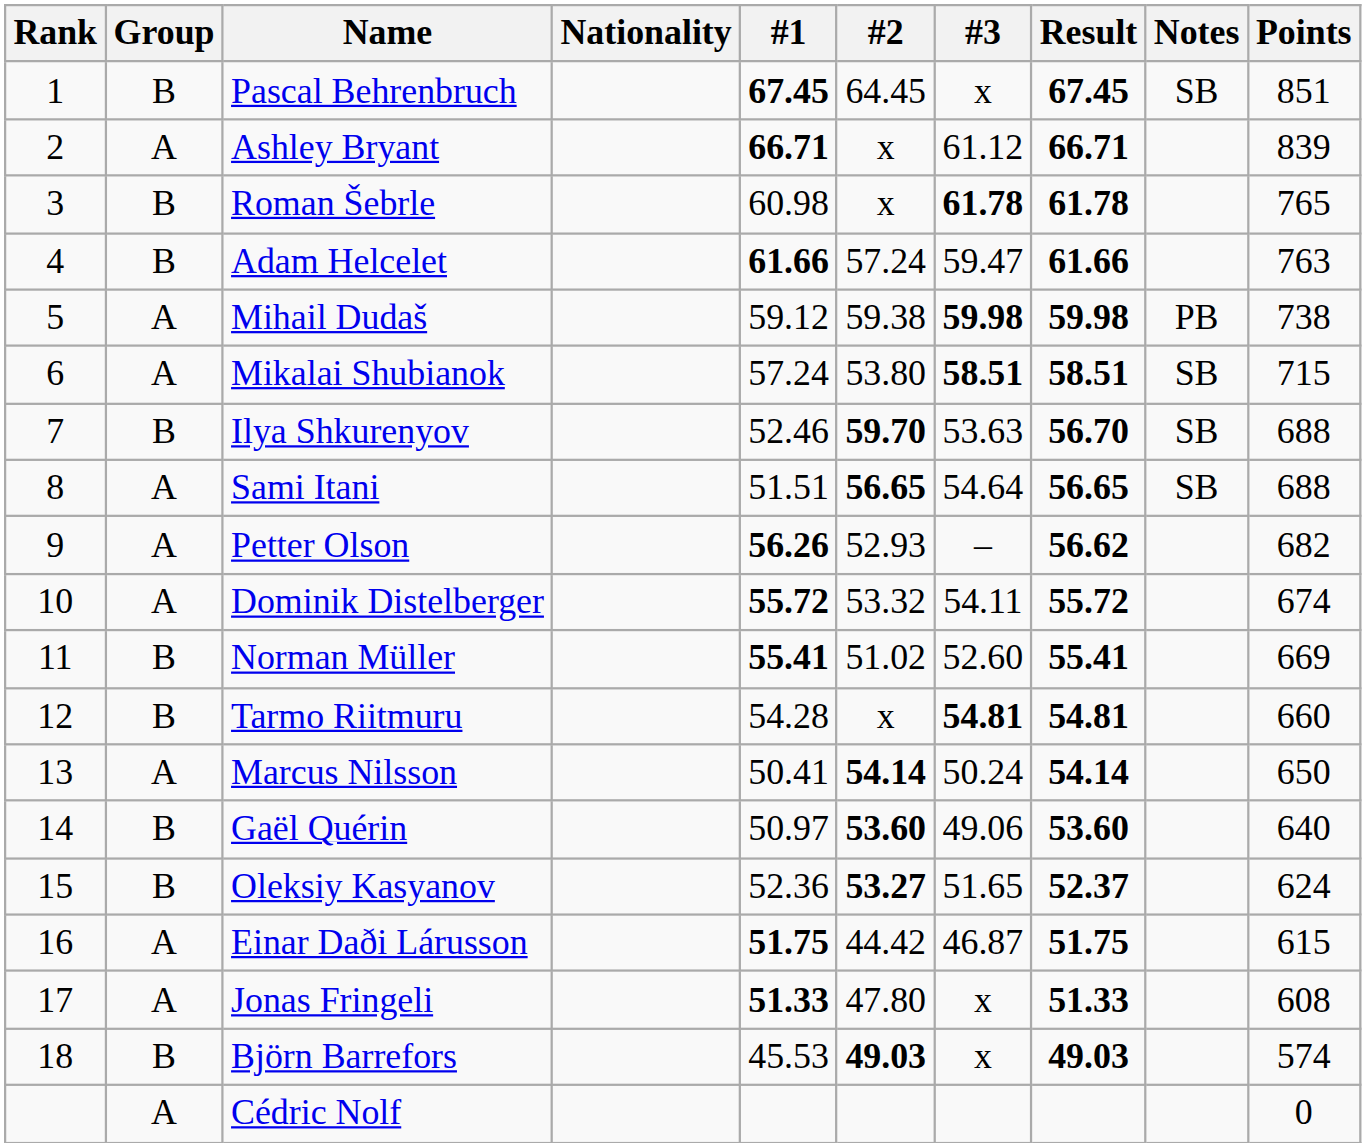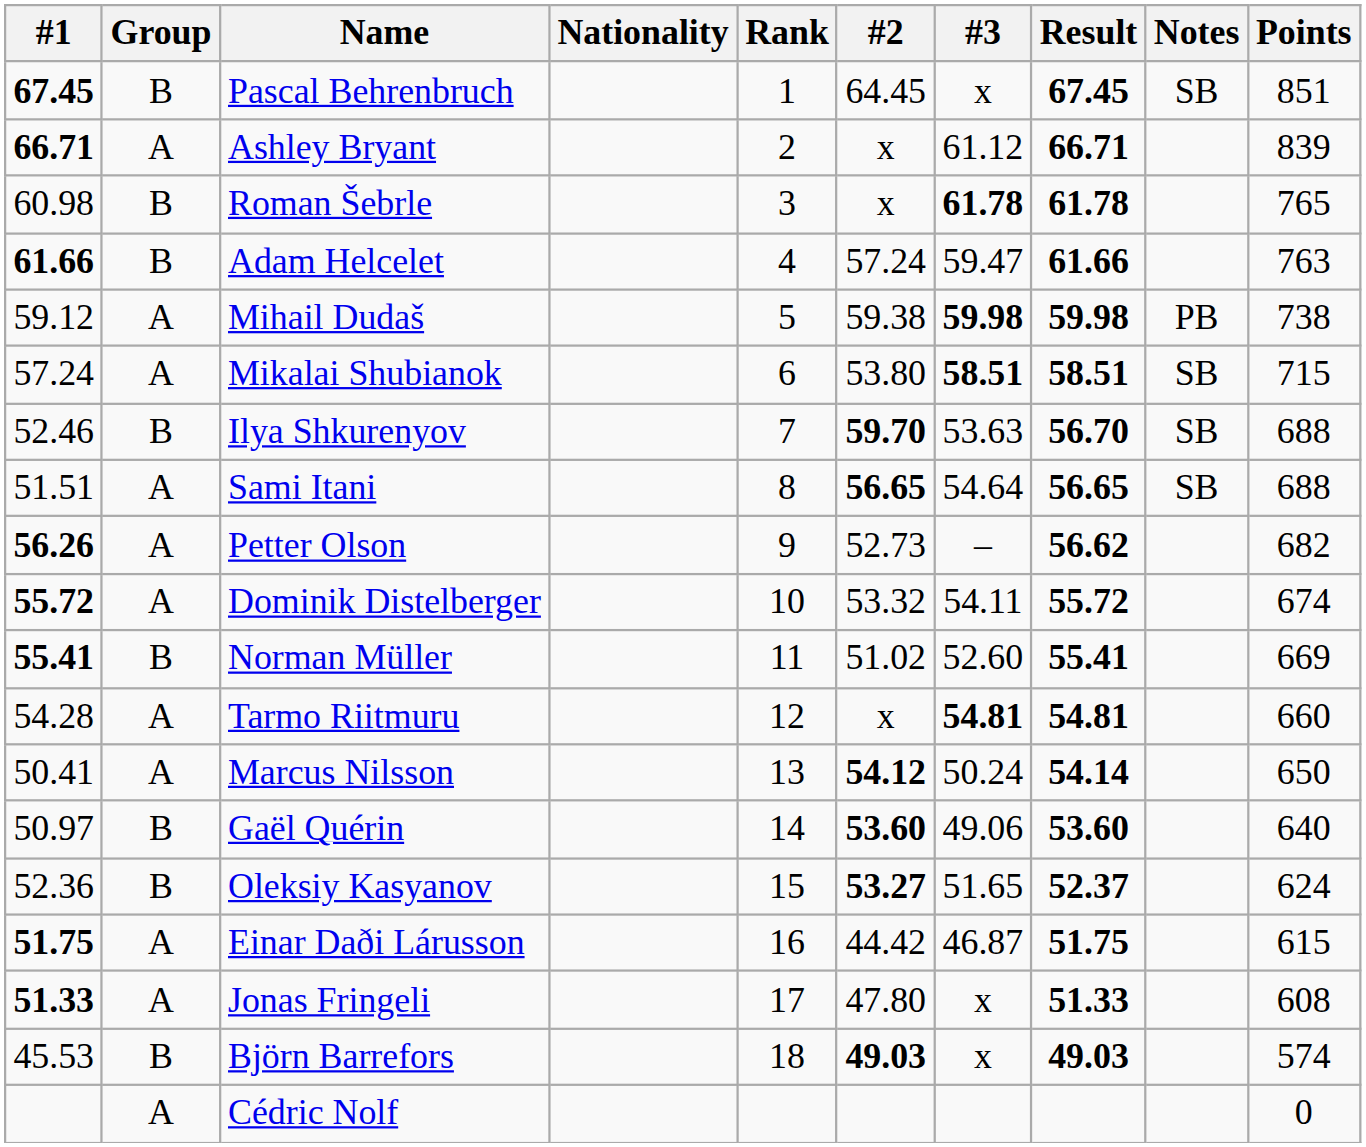columns swapped: (55, 32) <-> (789, 32)
(886, 544) 52.93 -> (886, 544) 52.73
(164, 714) B -> (161, 714) A
(886, 771) 54.14 -> (886, 771) 54.12
